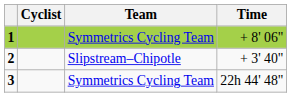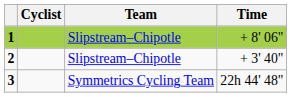(141, 37) Symmetrics Cycling Team -> (124, 37) Slipstream–Chipotle
